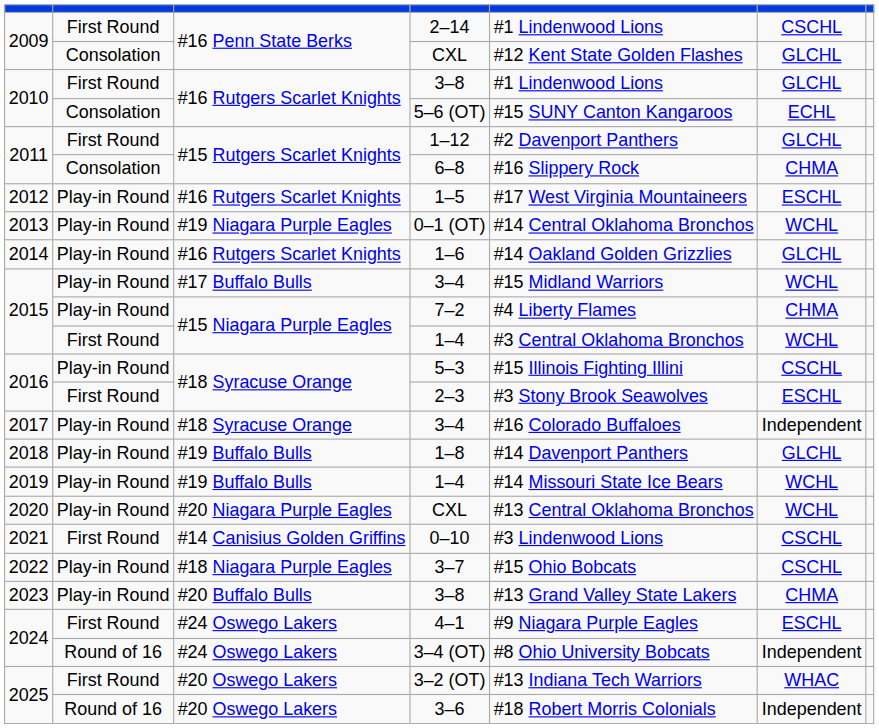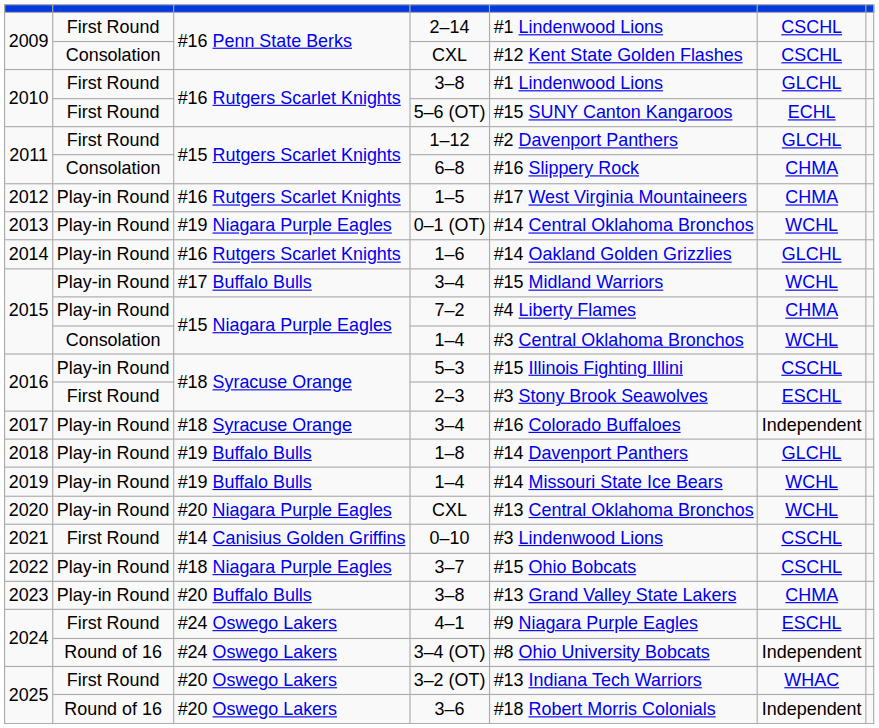(812, 55) GLCHL -> (812, 55) CSCHL
(113, 112) Consolation -> (113, 112) First Round
(812, 197) ESCHL -> (812, 197) CHMA
(113, 339) First Round -> (113, 339) Consolation
